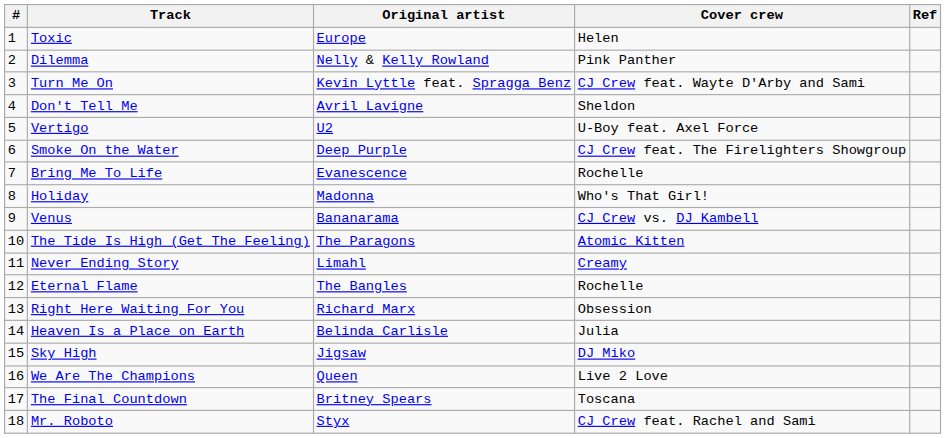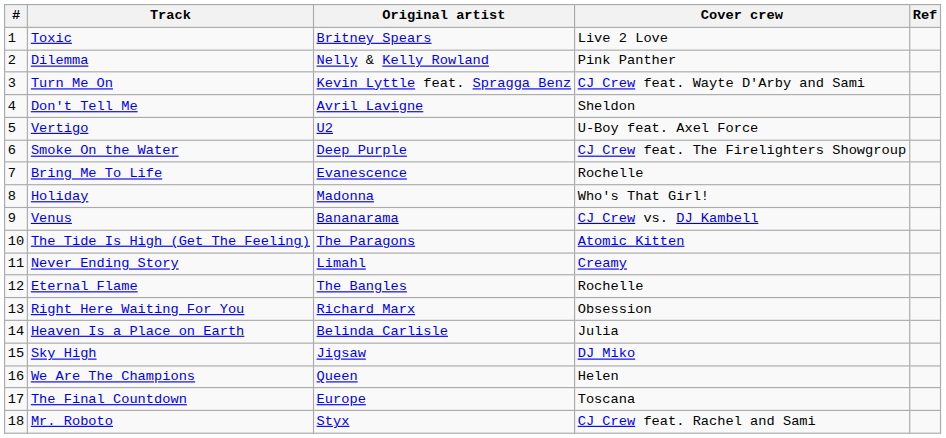(341, 38) Europe -> (374, 38) Britney Spears
(598, 38) Helen -> (623, 38) Live 2 Love
(623, 377) Live 2 Love -> (598, 377) Helen
(374, 399) Britney Spears -> (341, 399) Europe
